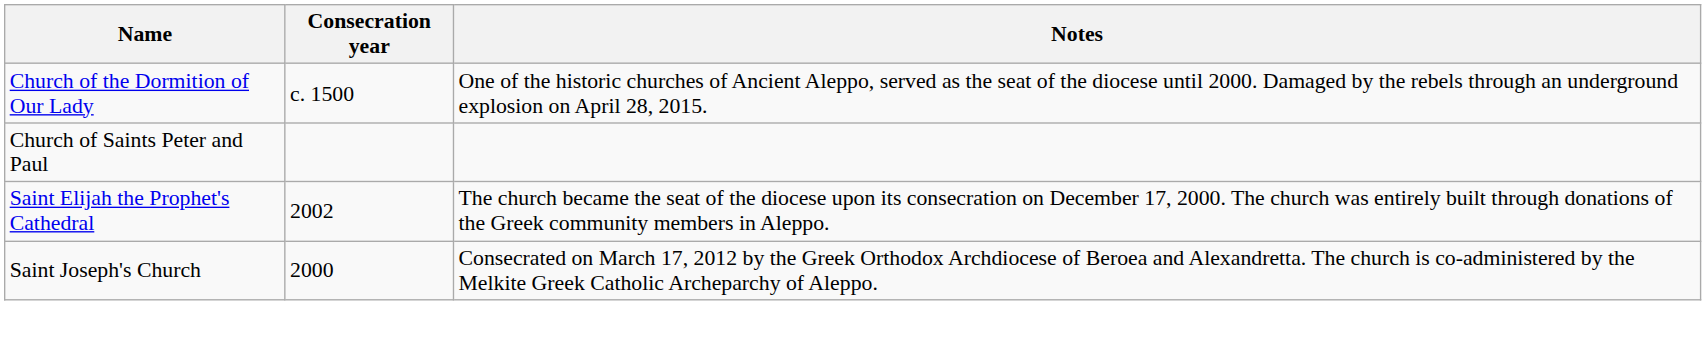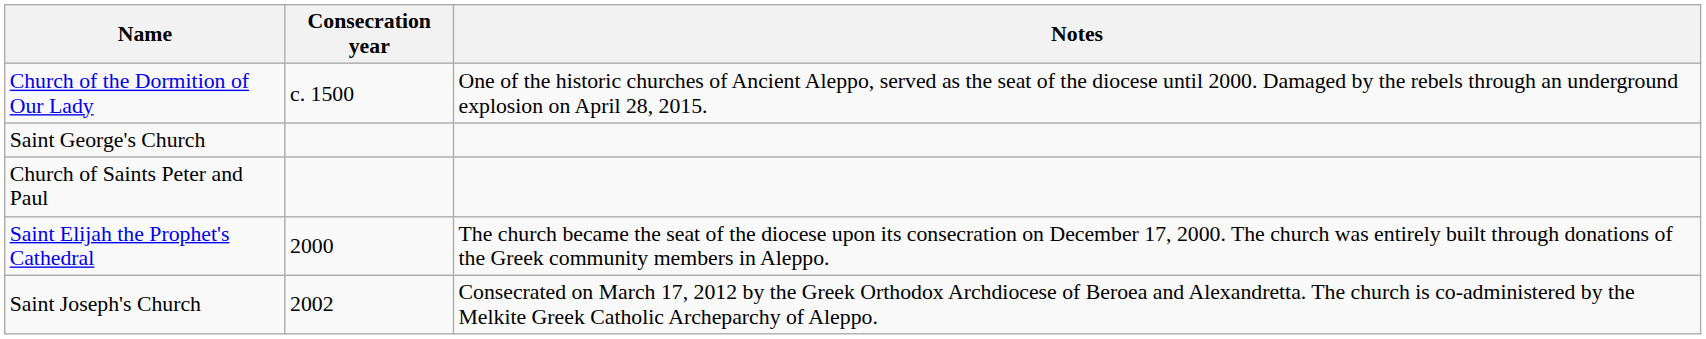+ row: (108, 139)
(312, 210) 2002 -> (312, 245) 2000
(312, 269) 2000 -> (312, 304) 2002
